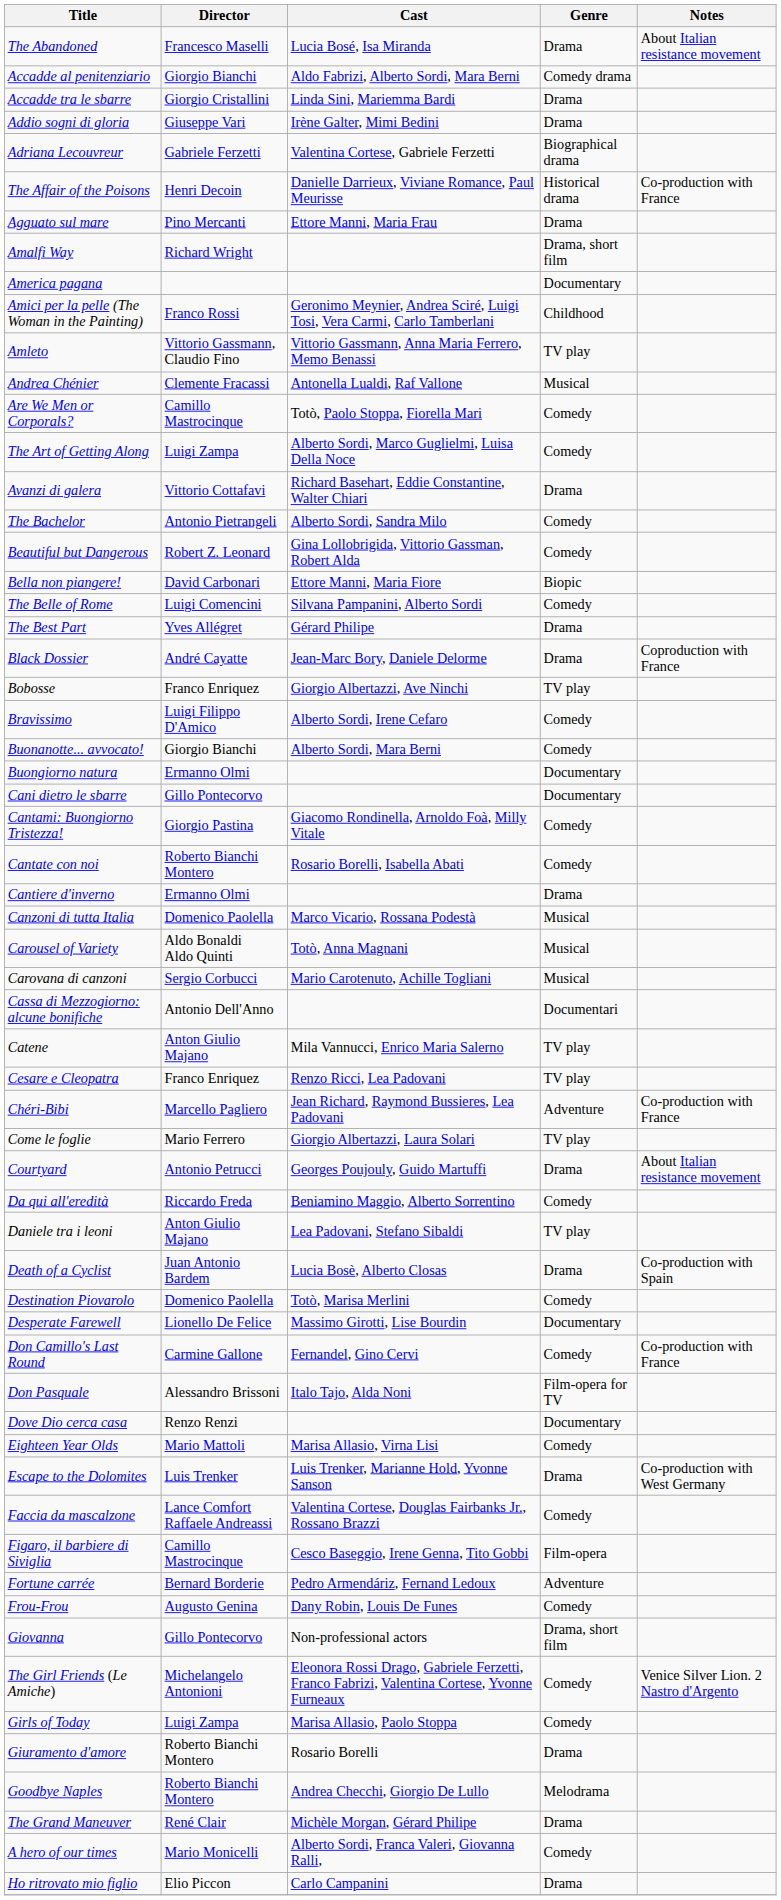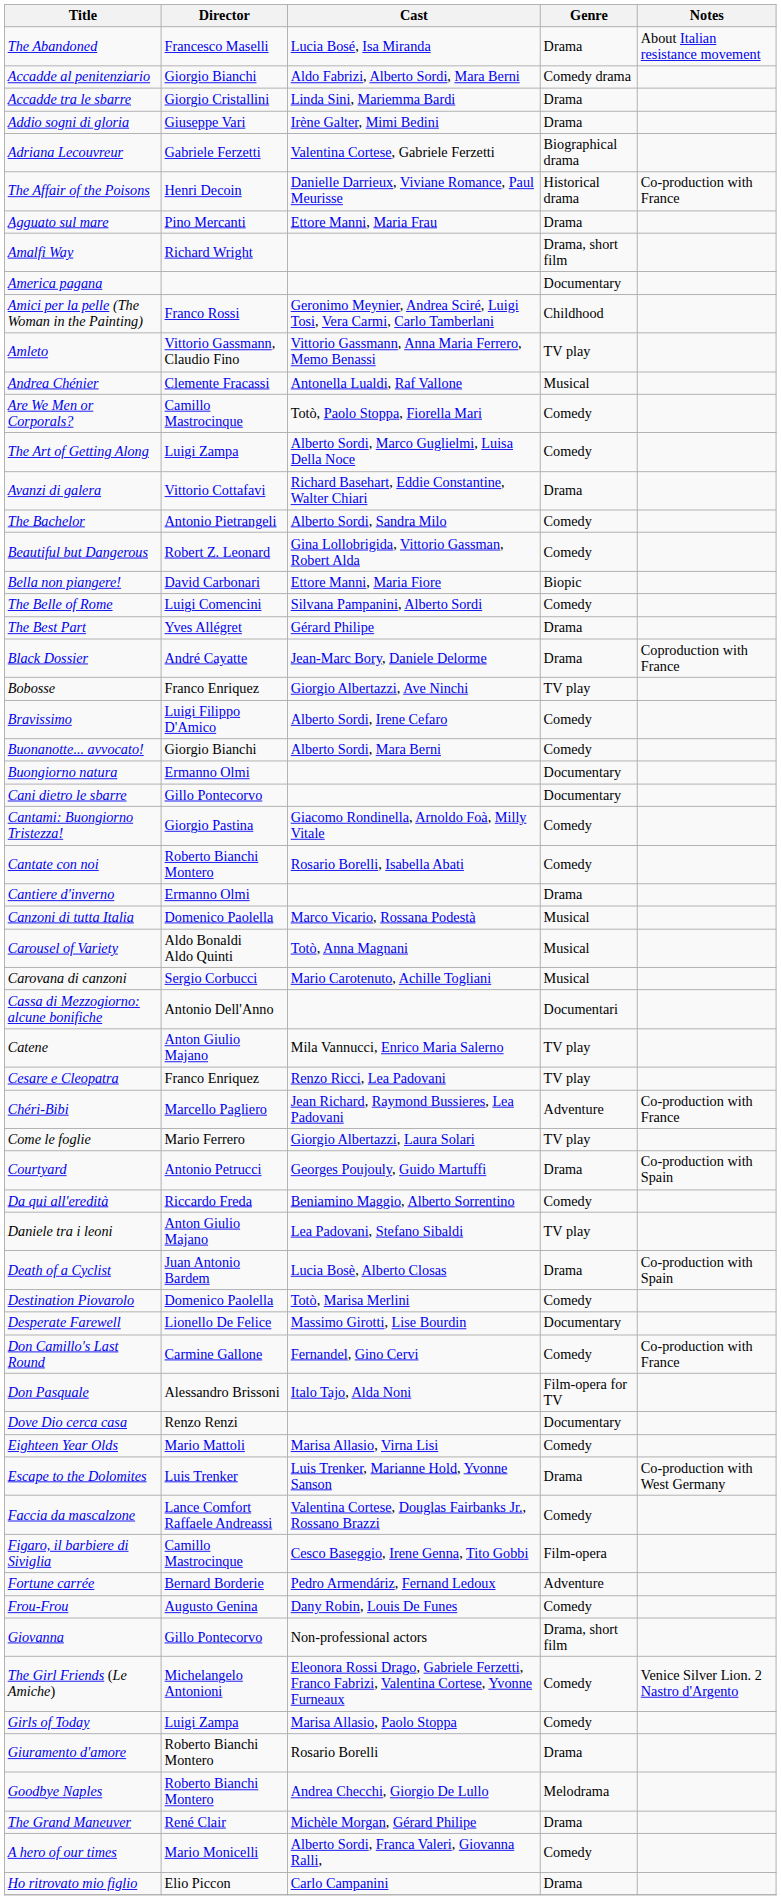(701, 1170) About Italian resistance movement -> (697, 1170) Co-production with Spain
